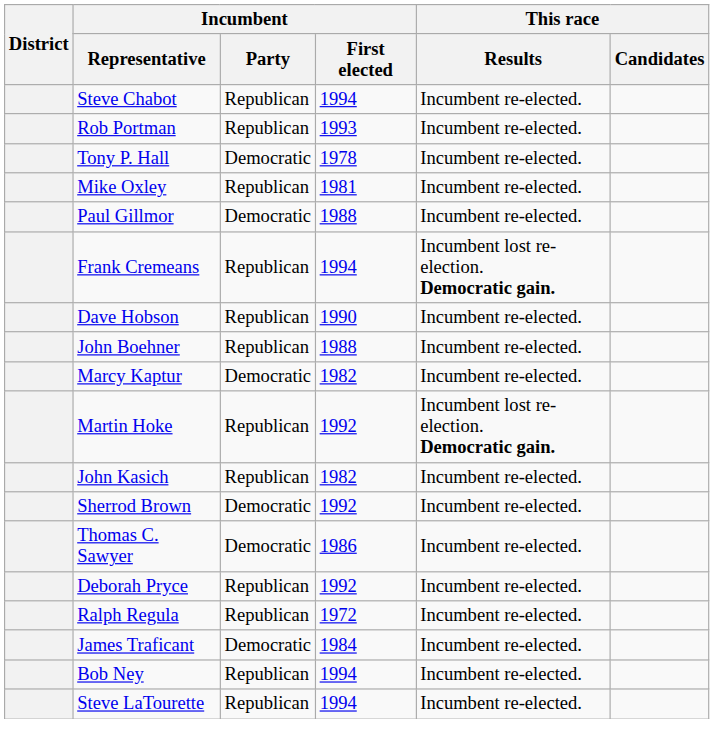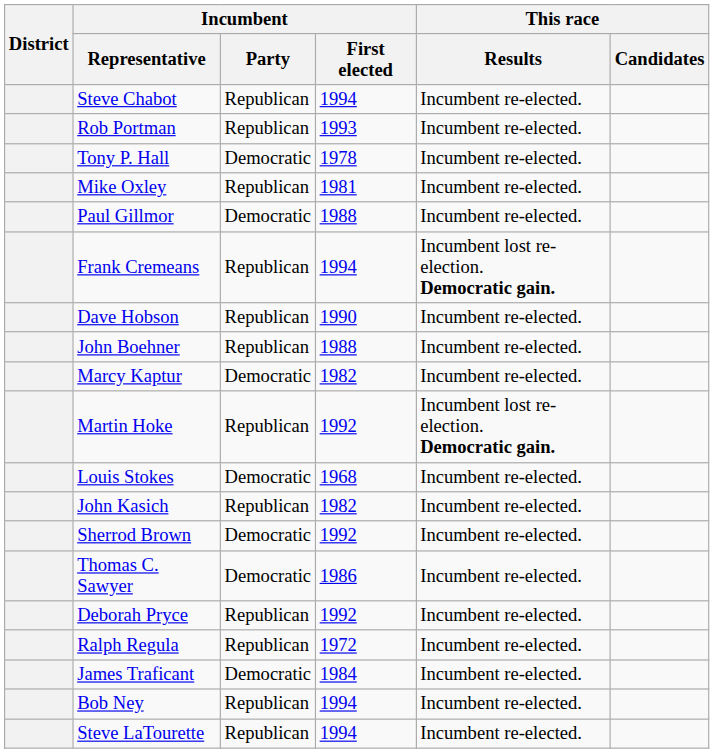+ row: (125, 476)
